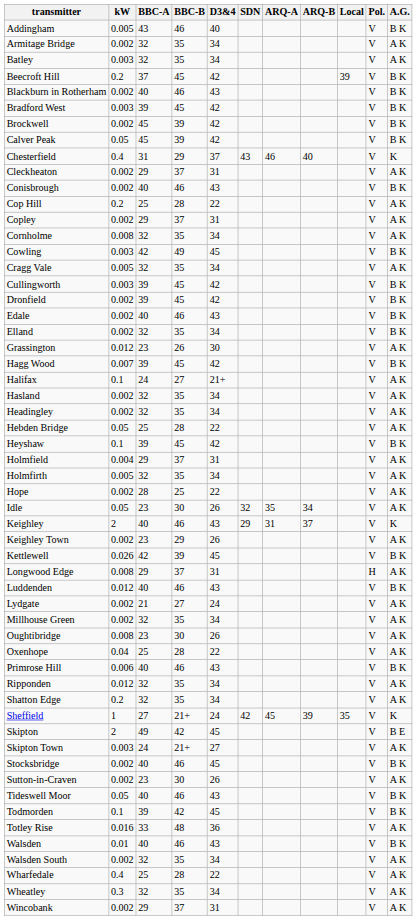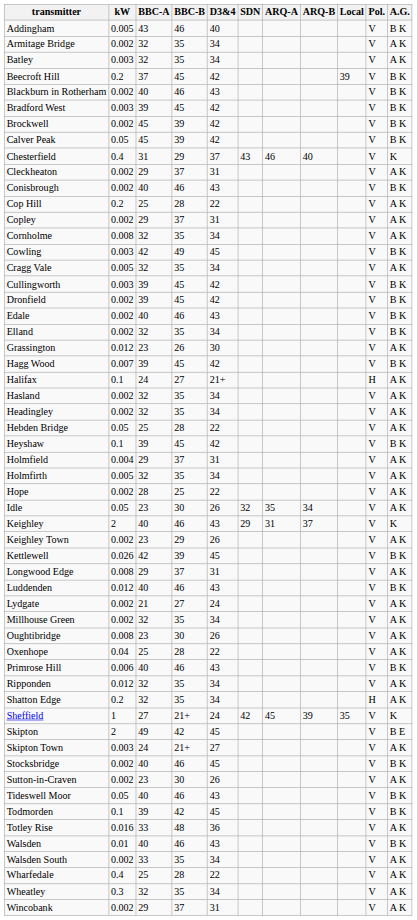(372, 380) V -> (372, 380) H
(372, 572) H -> (372, 572) V
(372, 699) V -> (372, 699) H
(143, 859) 32 -> (143, 859) 33
